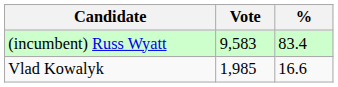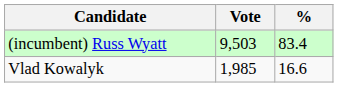(238, 43) 9,583 -> (238, 43) 9,503
